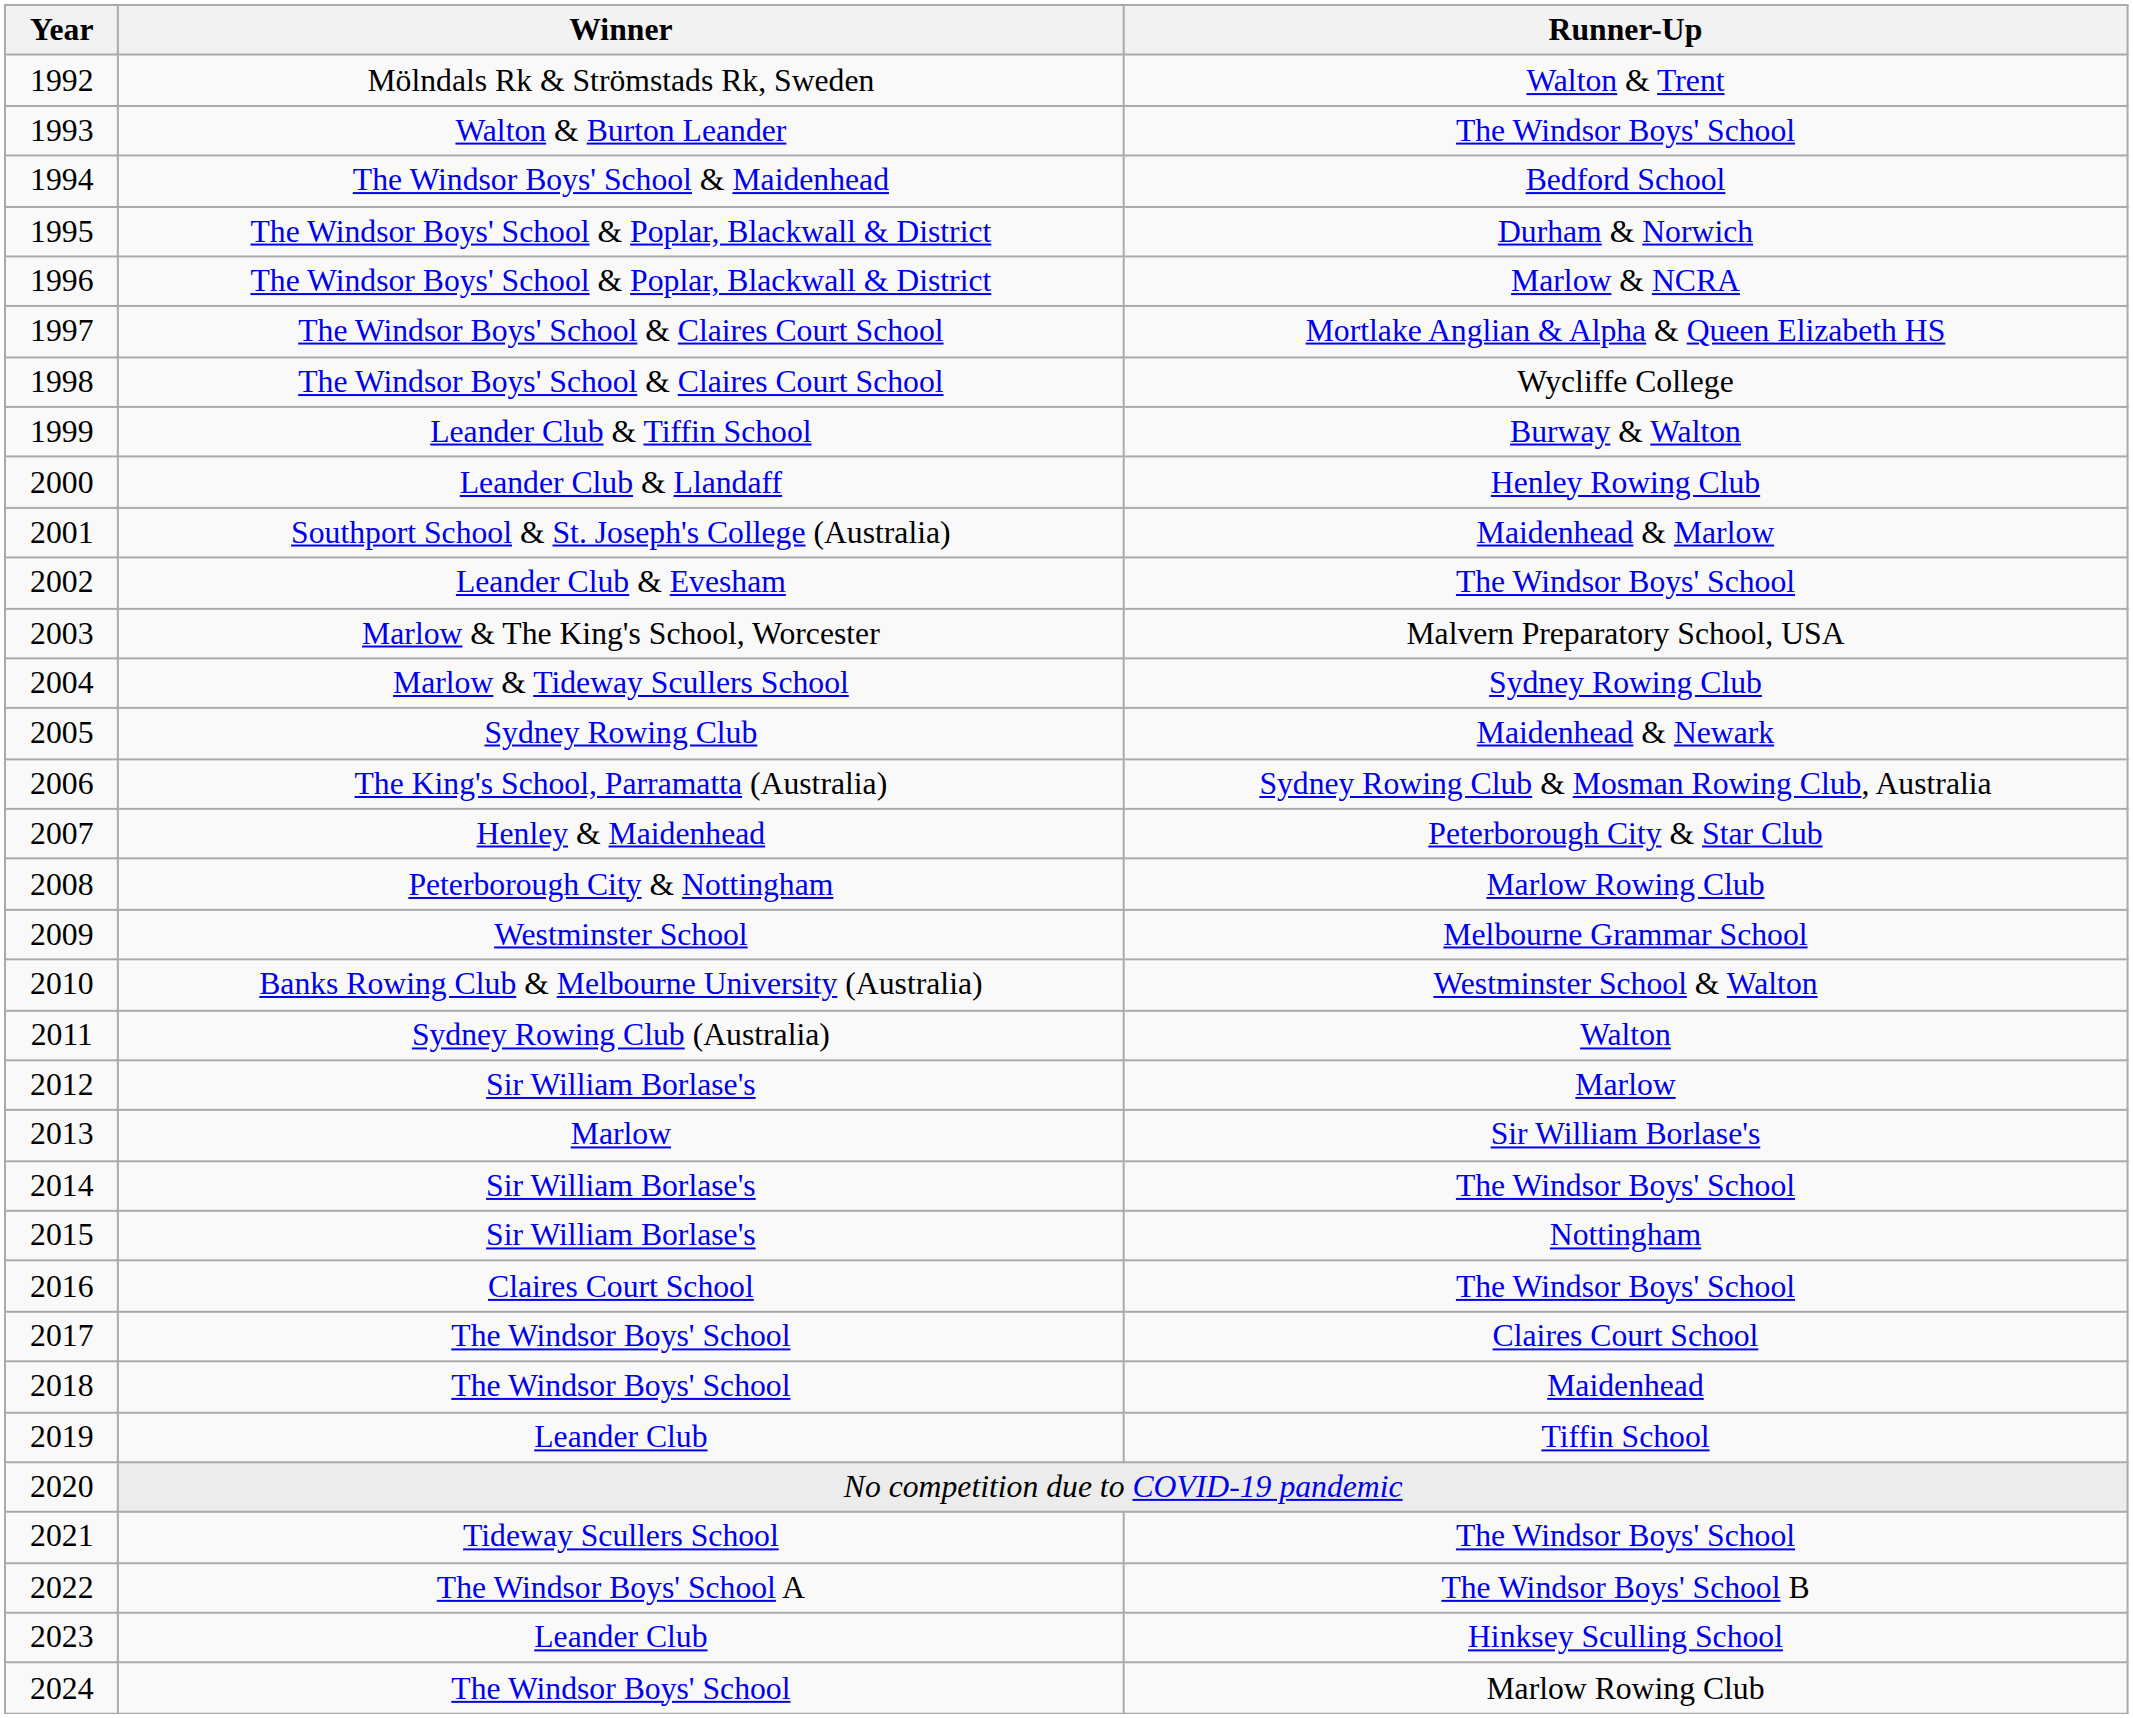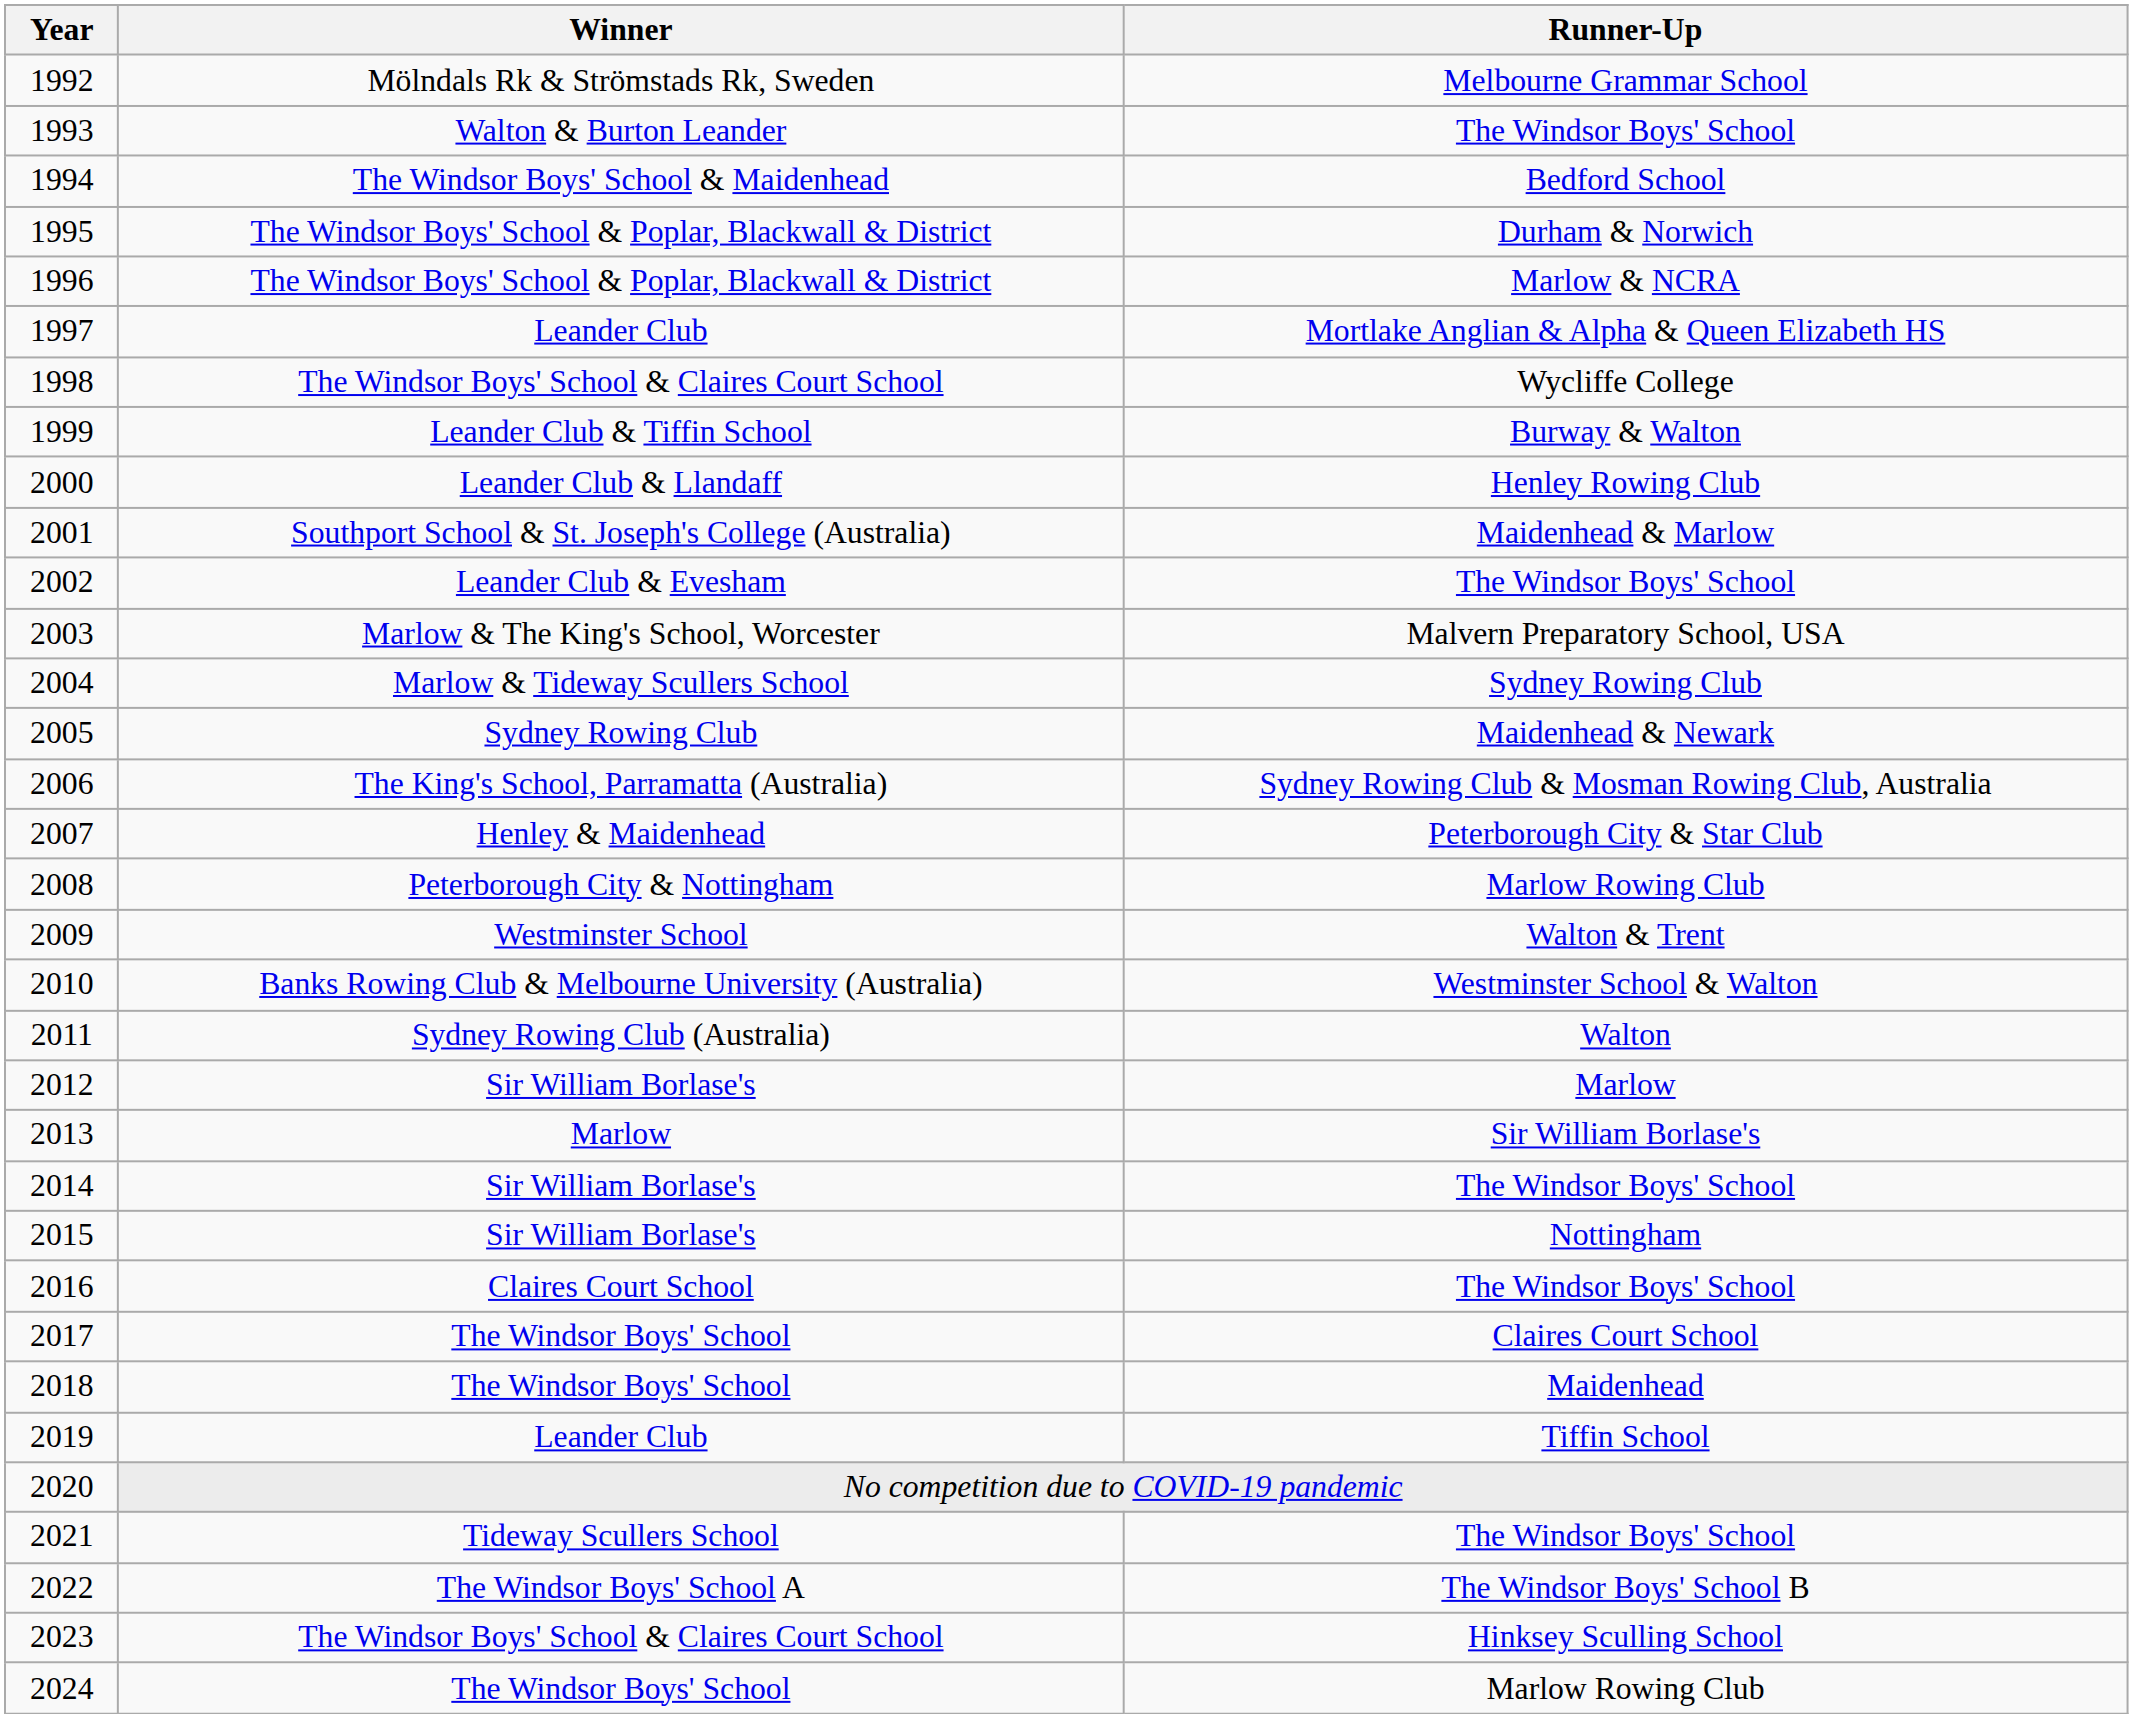(1625, 79) Walton & Trent -> (1625, 79) Melbourne Grammar School
(621, 331) The Windsor Boys' School & Claires Court School -> (621, 331) Leander Club
(1625, 933) Melbourne Grammar School -> (1625, 933) Walton & Trent
(621, 1637) Leander Club -> (621, 1637) The Windsor Boys' School & Claires Court School
